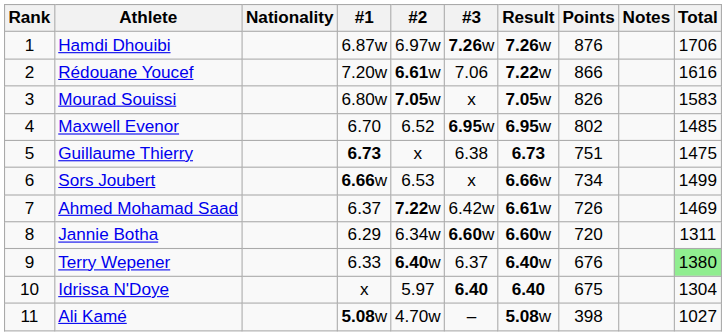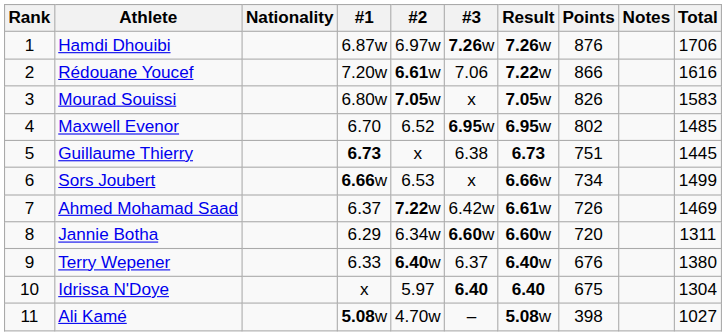(698, 153) 1475 -> (698, 153) 1445
(698, 262) lightgreen background -> (698, 262) no background
